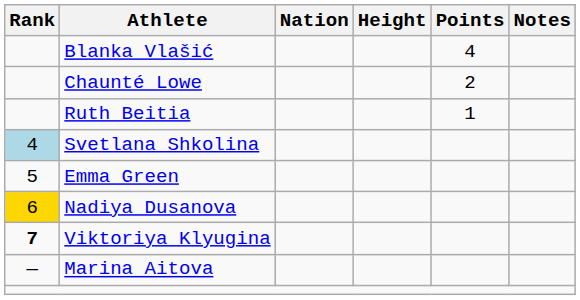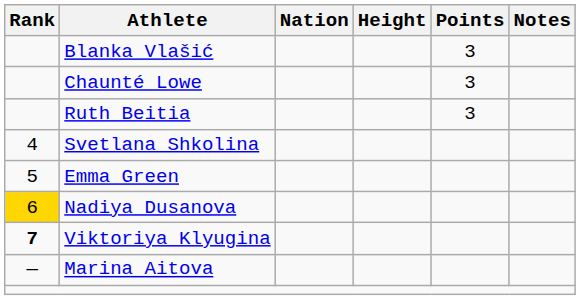(470, 51) 4 -> (470, 51) 3
(470, 83) 2 -> (470, 83) 3
(470, 114) 1 -> (470, 114) 3
(32, 145) lightblue background -> (32, 145) no background
